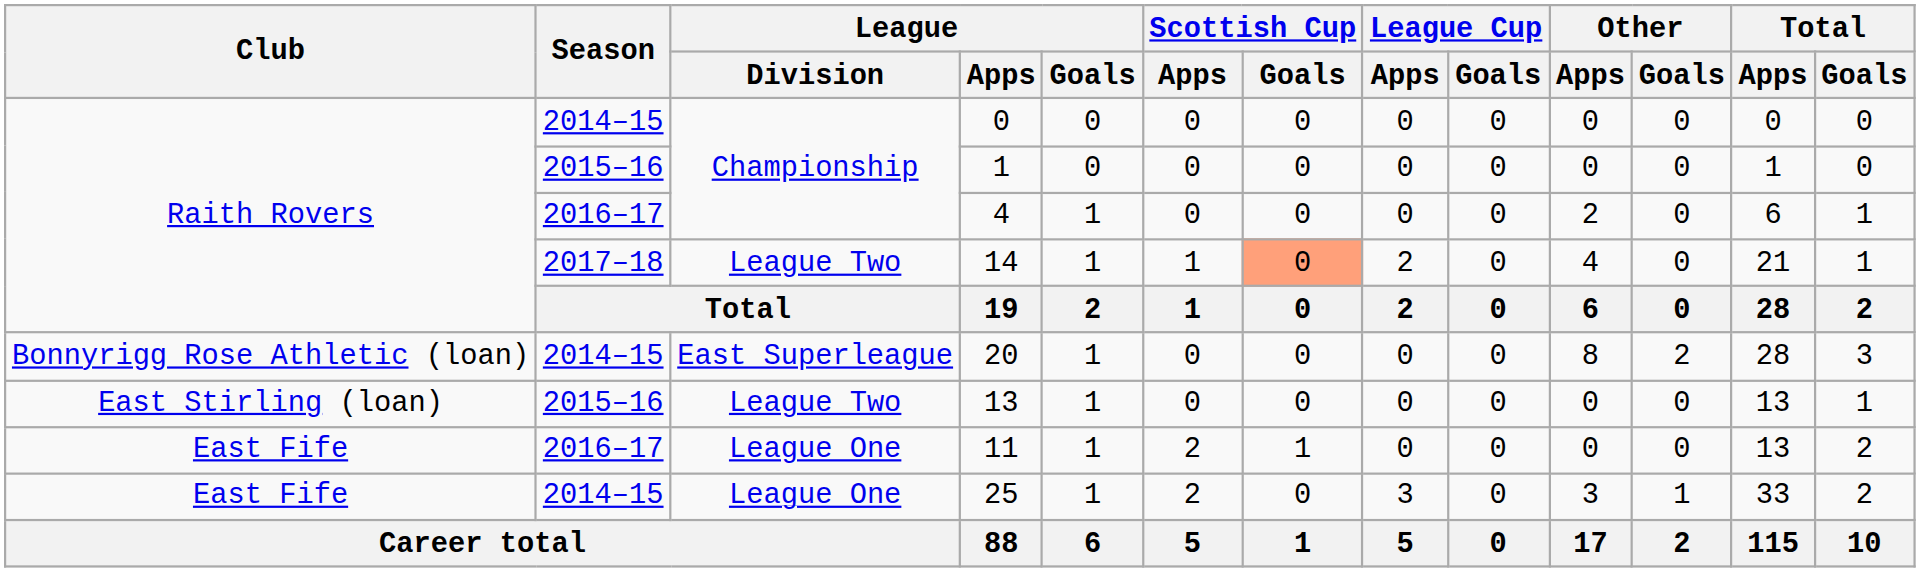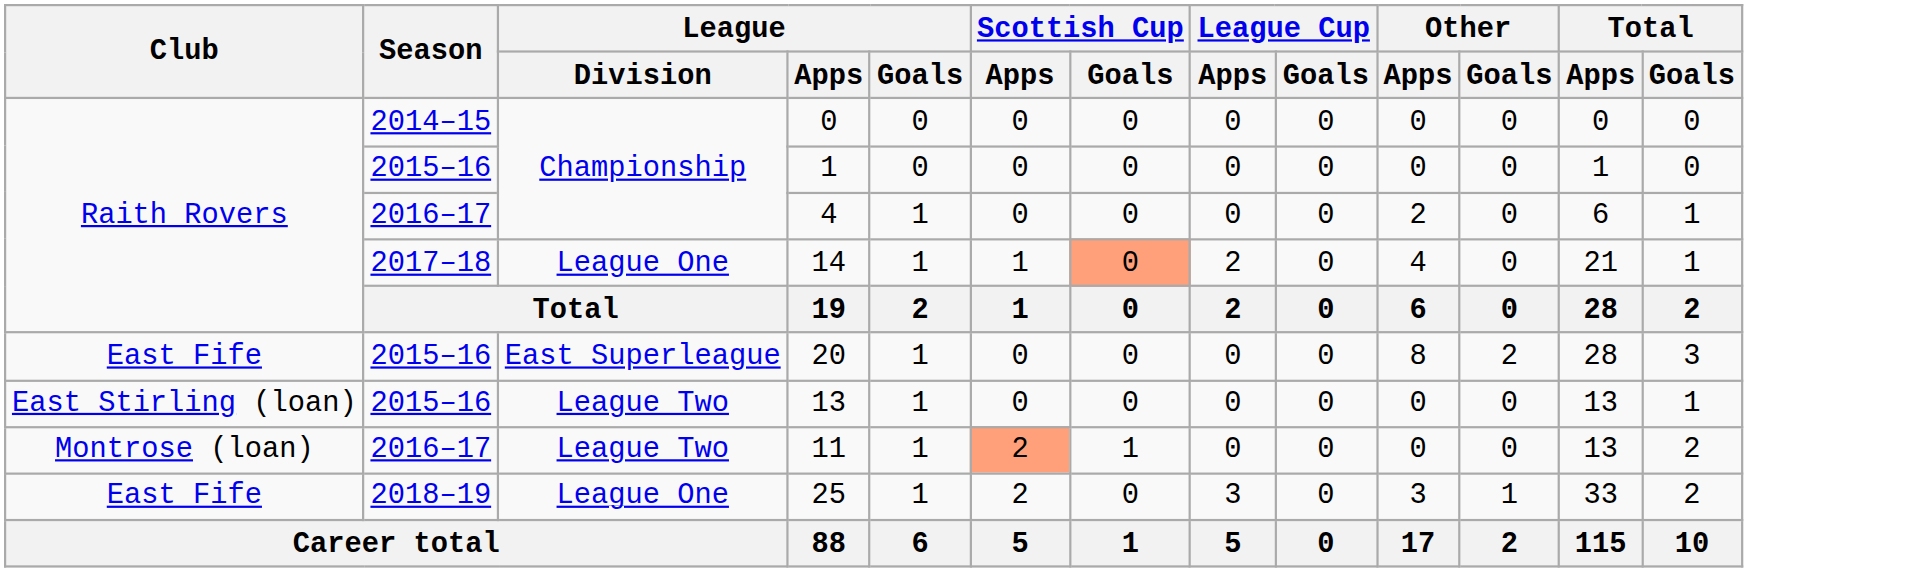(815, 263) League Two -> (643, 263) League One
(271, 356) Bonnyrigg Rose Athletic (loan) -> (184, 356) East Fife
(603, 356) 2014–15 -> (431, 356) 2015–16
(271, 450) East Fife -> (184, 450) Montrose (loan)
(815, 450) League One -> (643, 450) League Two
(1192, 450) no background -> (1020, 450) lightsalmon background
(603, 497) 2014–15 -> (431, 497) 2018–19
